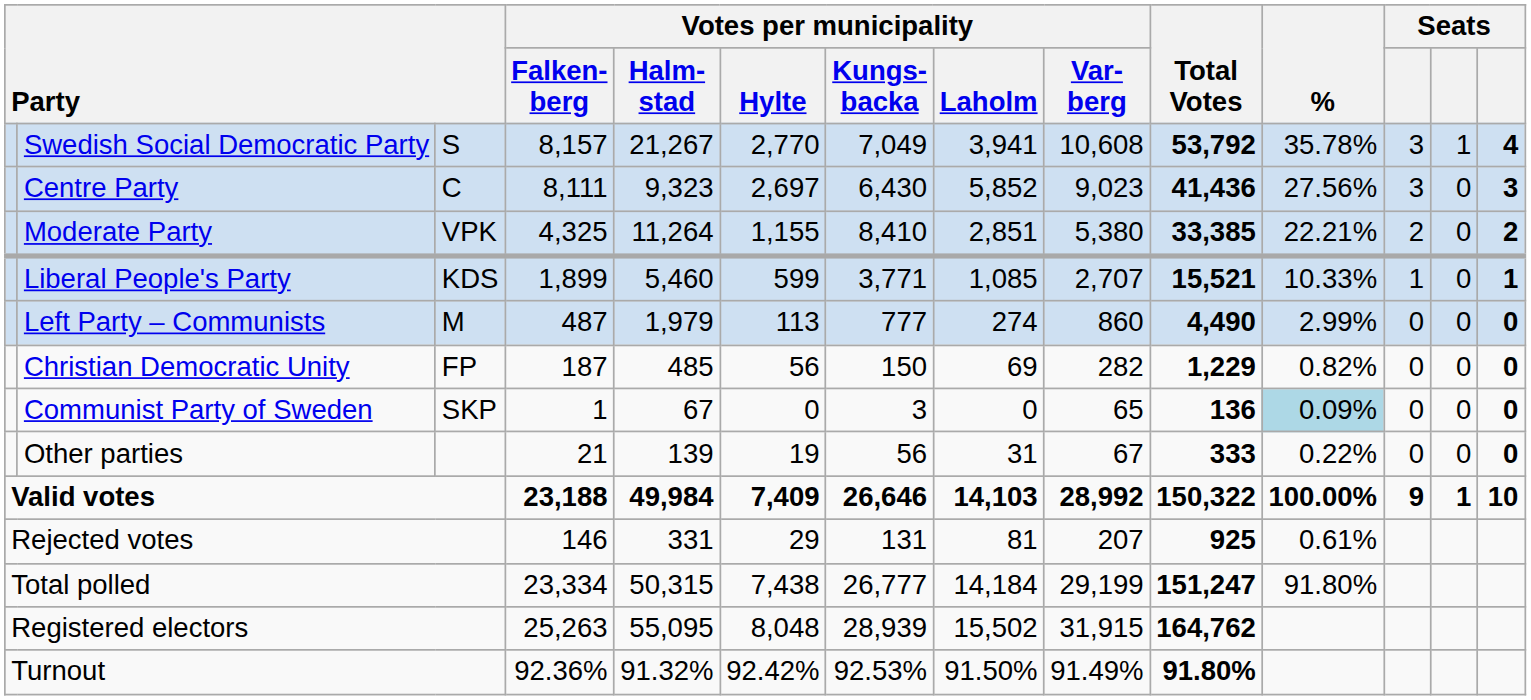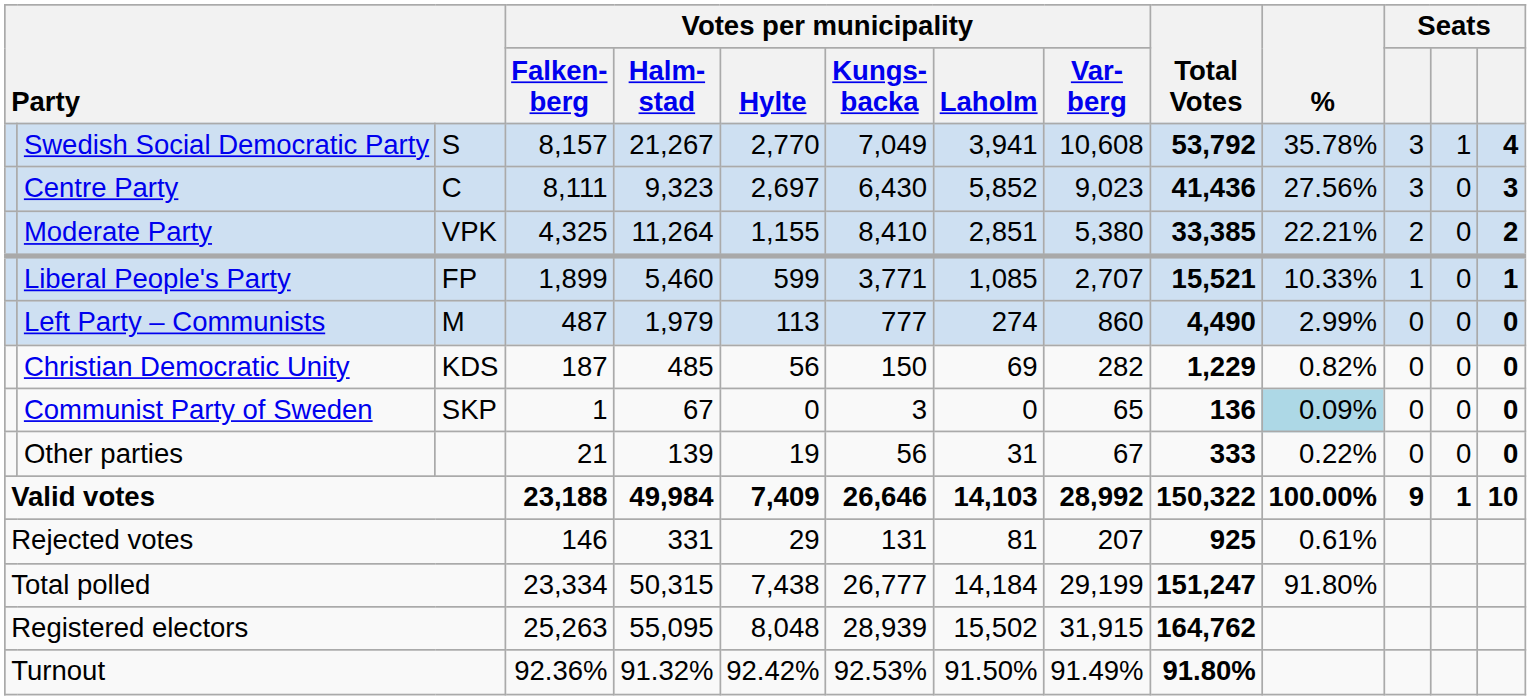(470, 278) KDS -> (459, 278) FP
(459, 366) FP -> (470, 366) KDS
